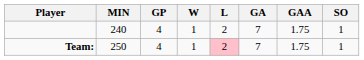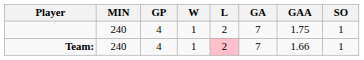(118, 47) 250 -> (118, 47) 240
(300, 47) 1.75 -> (300, 47) 1.66
